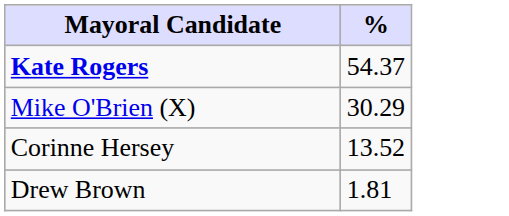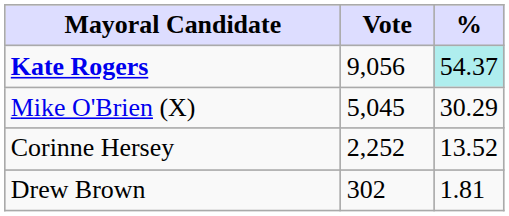+ column: (387, 25)
(376, 66) no background -> (469, 66) paleturquoise background
